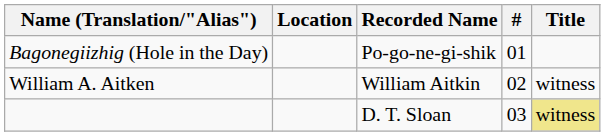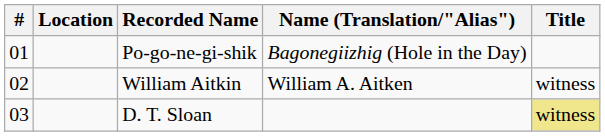columns swapped: (517, 20) <-> (139, 20)
